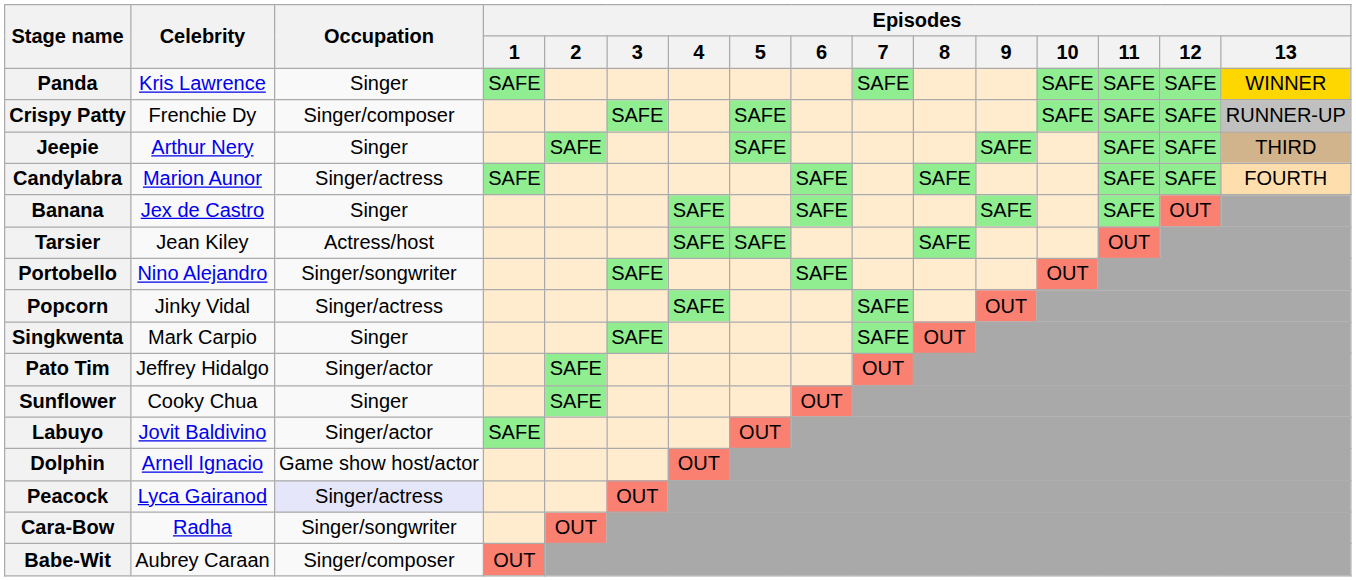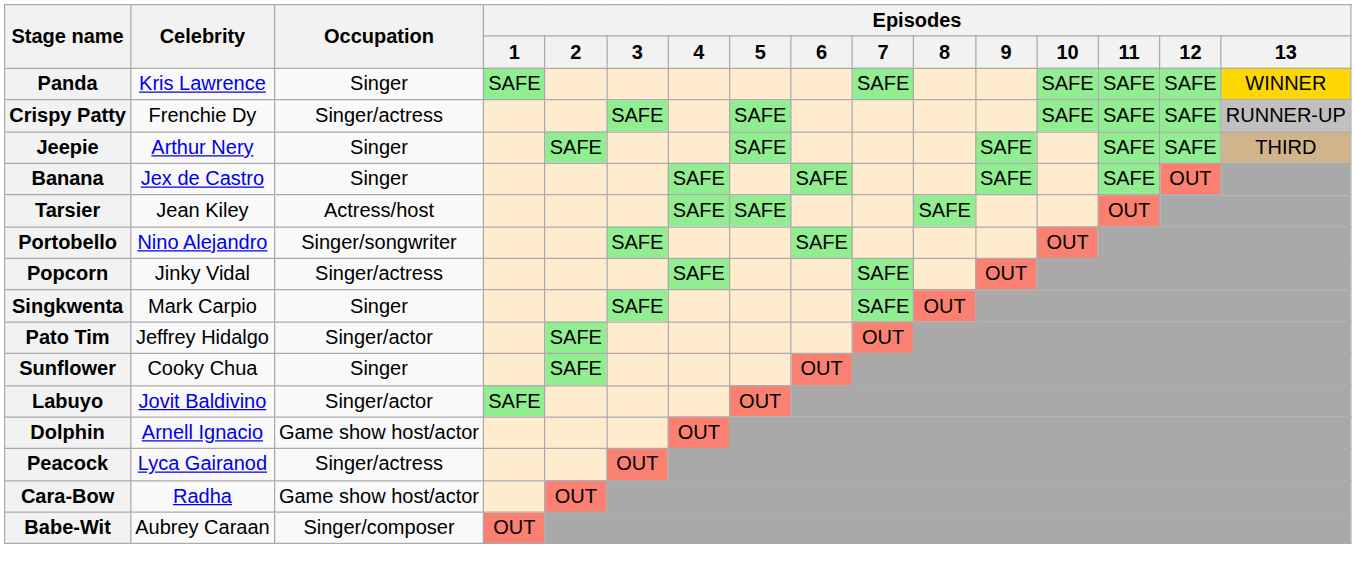(379, 115) Singer/composer -> (379, 115) Singer/actress
- row: (68, 178)
(379, 496) lavender background -> (379, 464) no background
(379, 527) Singer/songwriter -> (379, 496) Game show host/actor
